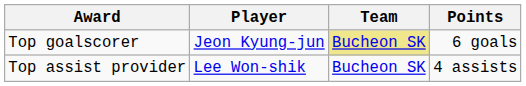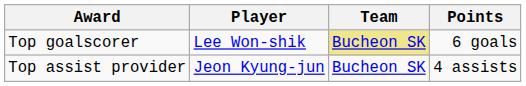(259, 43) Jeon Kyung-jun -> (250, 43) Lee Won-shik
(250, 68) Lee Won-shik -> (259, 68) Jeon Kyung-jun
